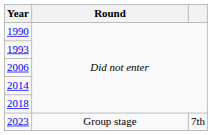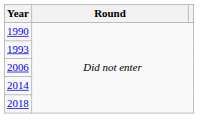- row: (18, 122)
